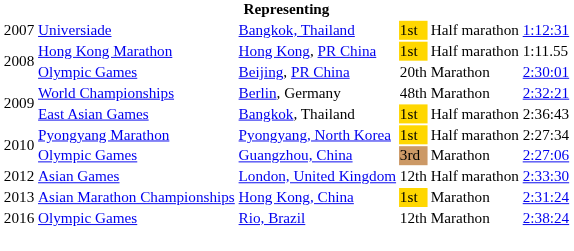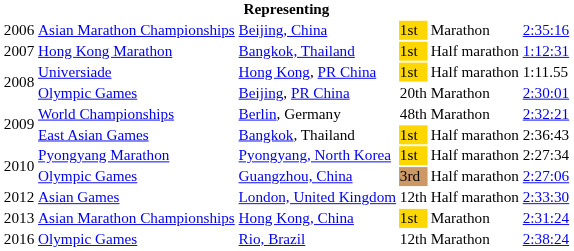+ row: (19, 30)
(75, 30) Universiade -> (105, 51) Hong Kong Marathon
(105, 51) Hong Kong Marathon -> (75, 72) Universiade
(460, 155) Marathon -> (475, 176) Half marathon
